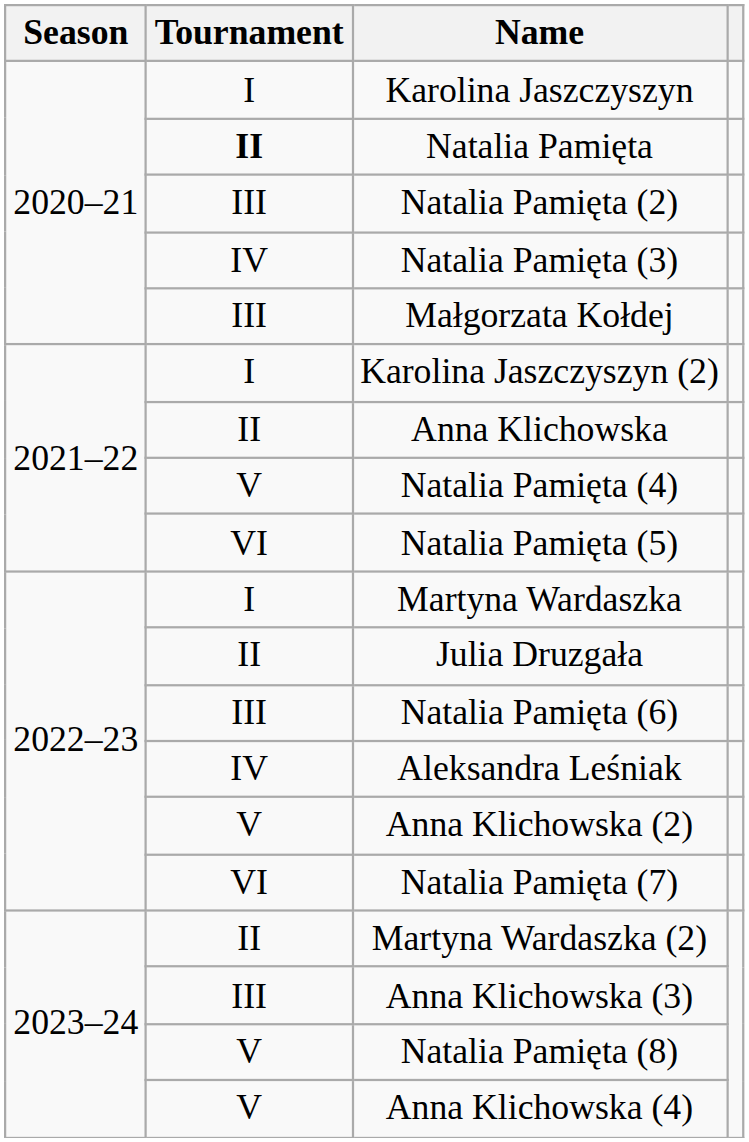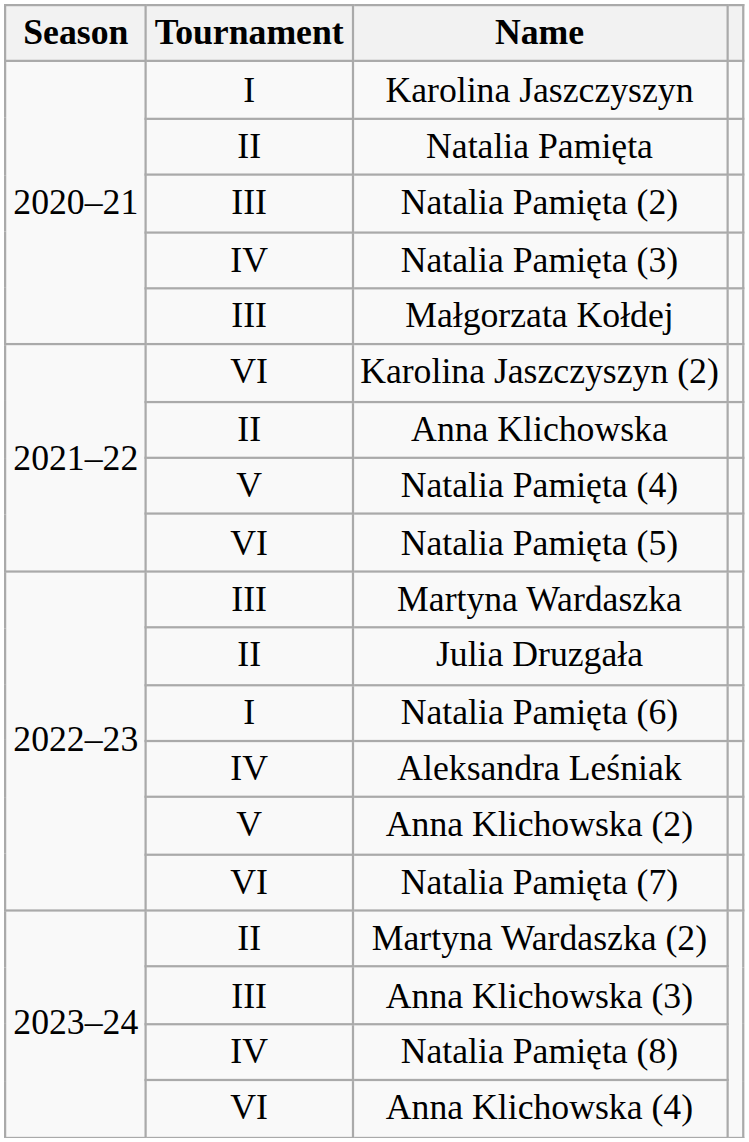(249, 145) bold -> (249, 145) normal
(249, 372) I -> (249, 372) VI
(249, 598) I -> (249, 598) III
(249, 711) III -> (249, 711) I
(249, 1051) V -> (249, 1051) IV
(249, 1107) V -> (249, 1107) VI
